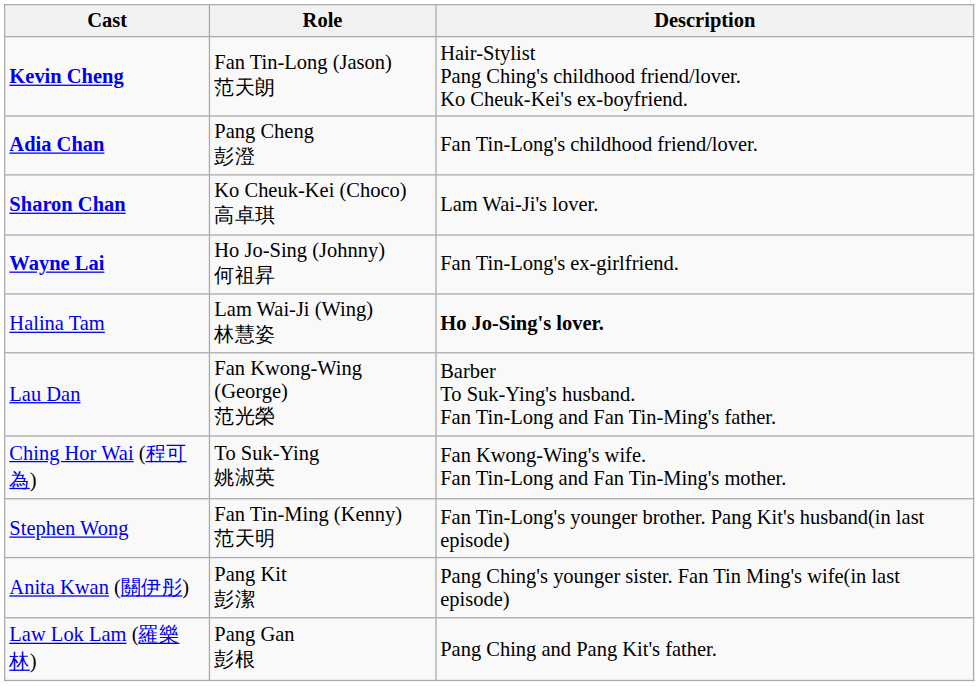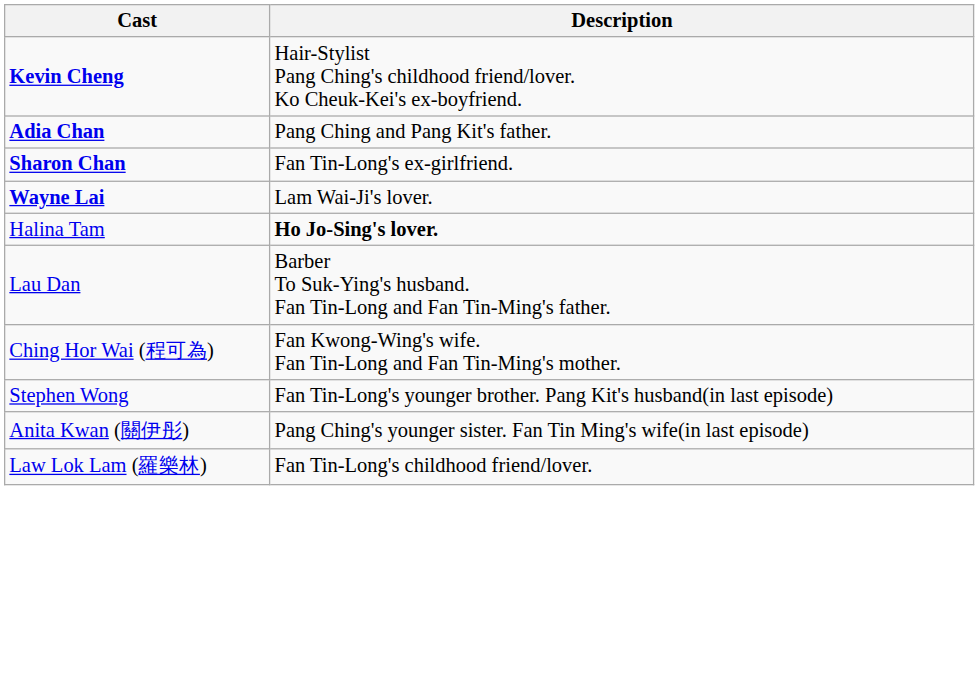- column: (323, 20)
(599, 145) Fan Tin-Long's childhood friend/lover. -> (413, 131) Pang Ching and Pang Kit's father.
(519, 204) Lam Wai-Ji's lover. -> (394, 164) Fan Tin-Long's ex-girlfriend.
(560, 263) Fan Tin-Long's ex-girlfriend. -> (354, 196) Lam Wai-Ji's lover.
(579, 648) Pang Ching and Pang Kit's father. -> (433, 466) Fan Tin-Long's childhood friend/lover.
